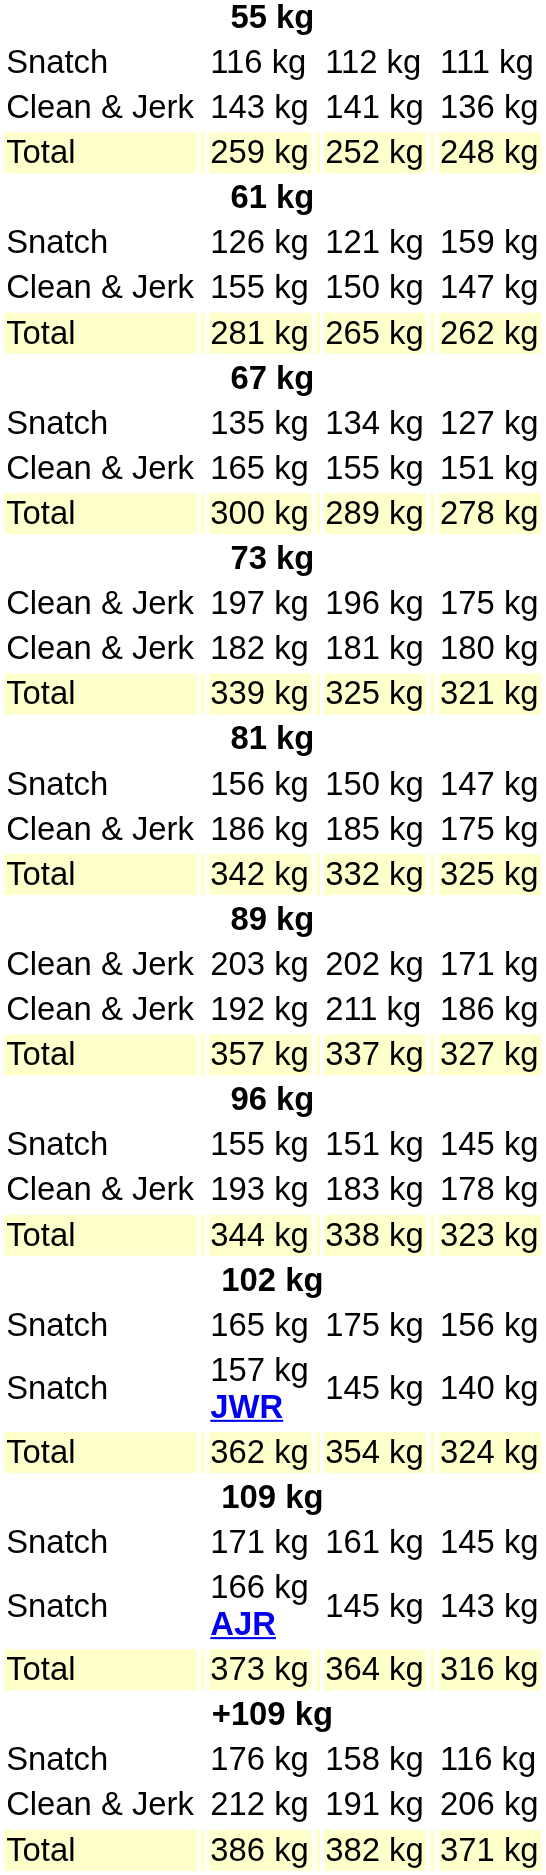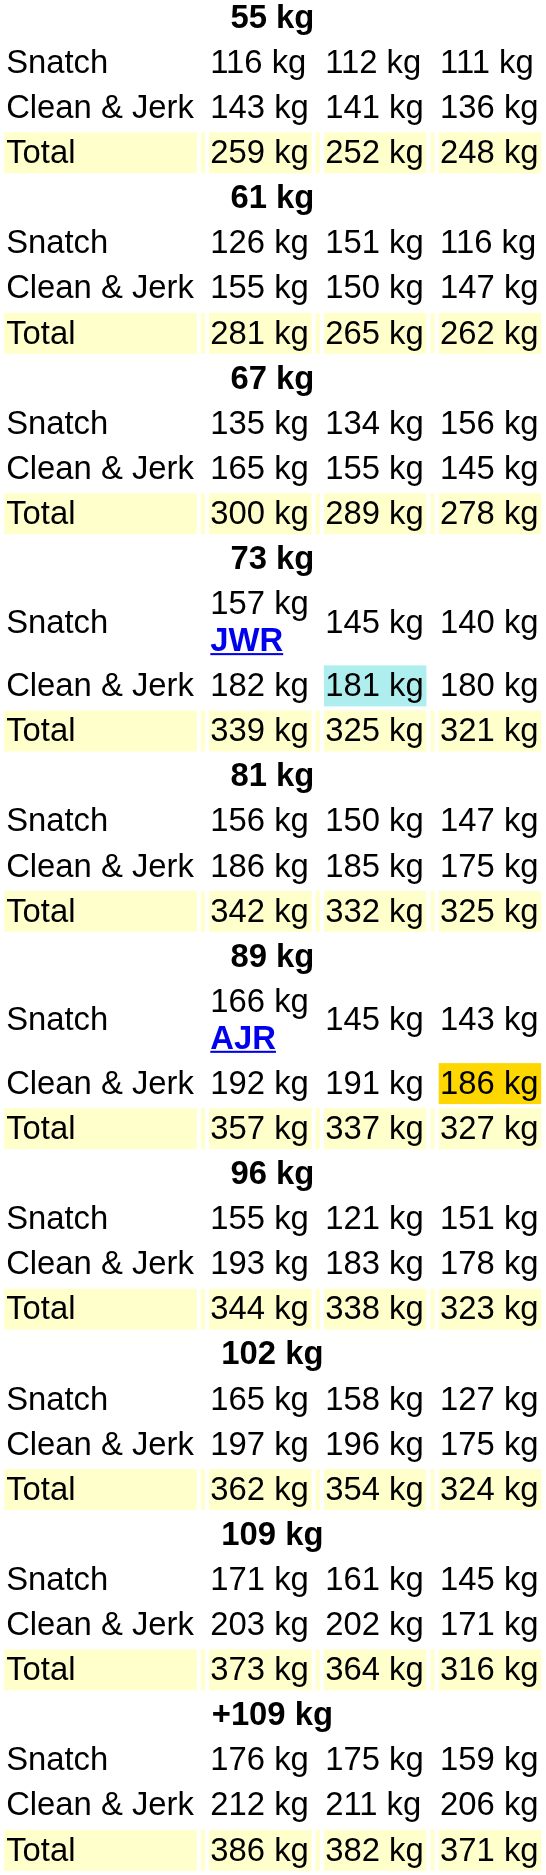(374, 242) 121 kg -> (374, 242) 151 kg
(489, 242) 159 kg -> (488, 242) 116 kg
(489, 422) 127 kg -> (489, 422) 156 kg
(489, 468) 151 kg -> (489, 468) 145 kg
rows swapped: (57, 1388) <-> (100, 603)
(374, 648) no background -> (374, 685) paleturquoise background
rows swapped: (57, 1605) <-> (100, 964)
(373, 1009) 211 kg -> (374, 1083) 191 kg
(489, 1009) no background -> (489, 1083) gold background
(374, 1144) 151 kg -> (374, 1218) 121 kg
(489, 1144) 145 kg -> (489, 1218) 151 kg
(374, 1324) 175 kg -> (374, 1398) 158 kg
(489, 1324) 156 kg -> (489, 1398) 127 kg
(374, 1759) 158 kg -> (374, 1759) 175 kg
(488, 1759) 116 kg -> (489, 1759) 159 kg
(374, 1804) 191 kg -> (373, 1804) 211 kg
